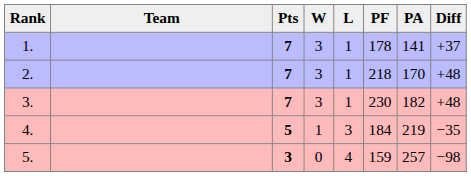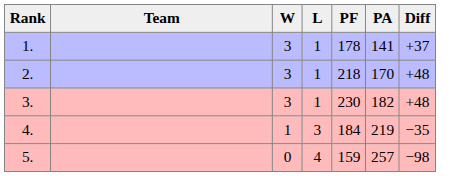- column: (288, 18)
